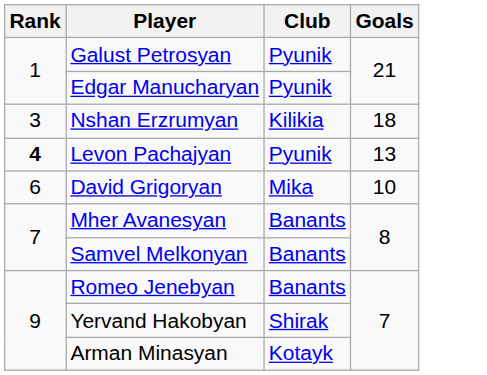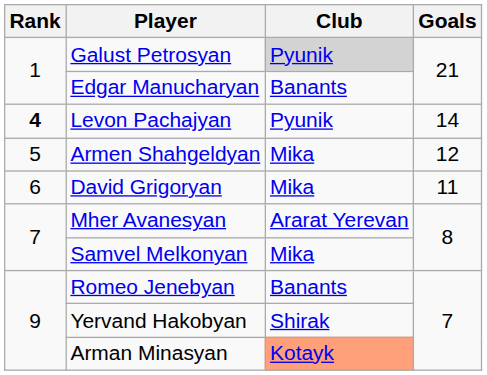(300, 54) no background -> (301, 54) lightgrey background
(300, 87) Pyunik -> (308, 87) Banants
- row: (154, 120)
(385, 154) 13 -> (447, 120) 14
+ row: (165, 154)
(385, 187) 10 -> (447, 187) 11
(307, 220) Banants -> (339, 220) Ararat Yerevan
(307, 253) Banants -> (292, 253) Mika
(301, 353) no background -> (302, 353) lightsalmon background
